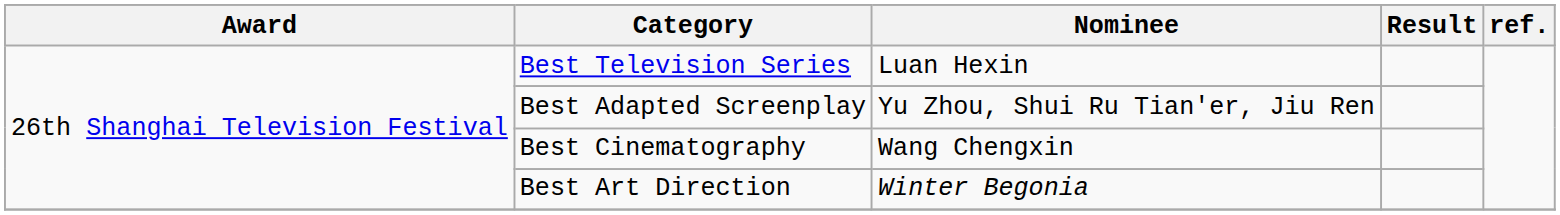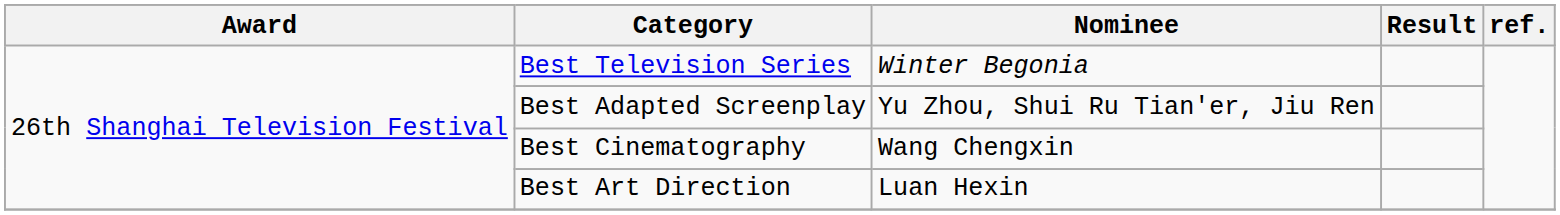(953, 66) Luan Hexin -> (983, 66) Winter Begonia
(983, 189) Winter Begonia -> (953, 189) Luan Hexin
